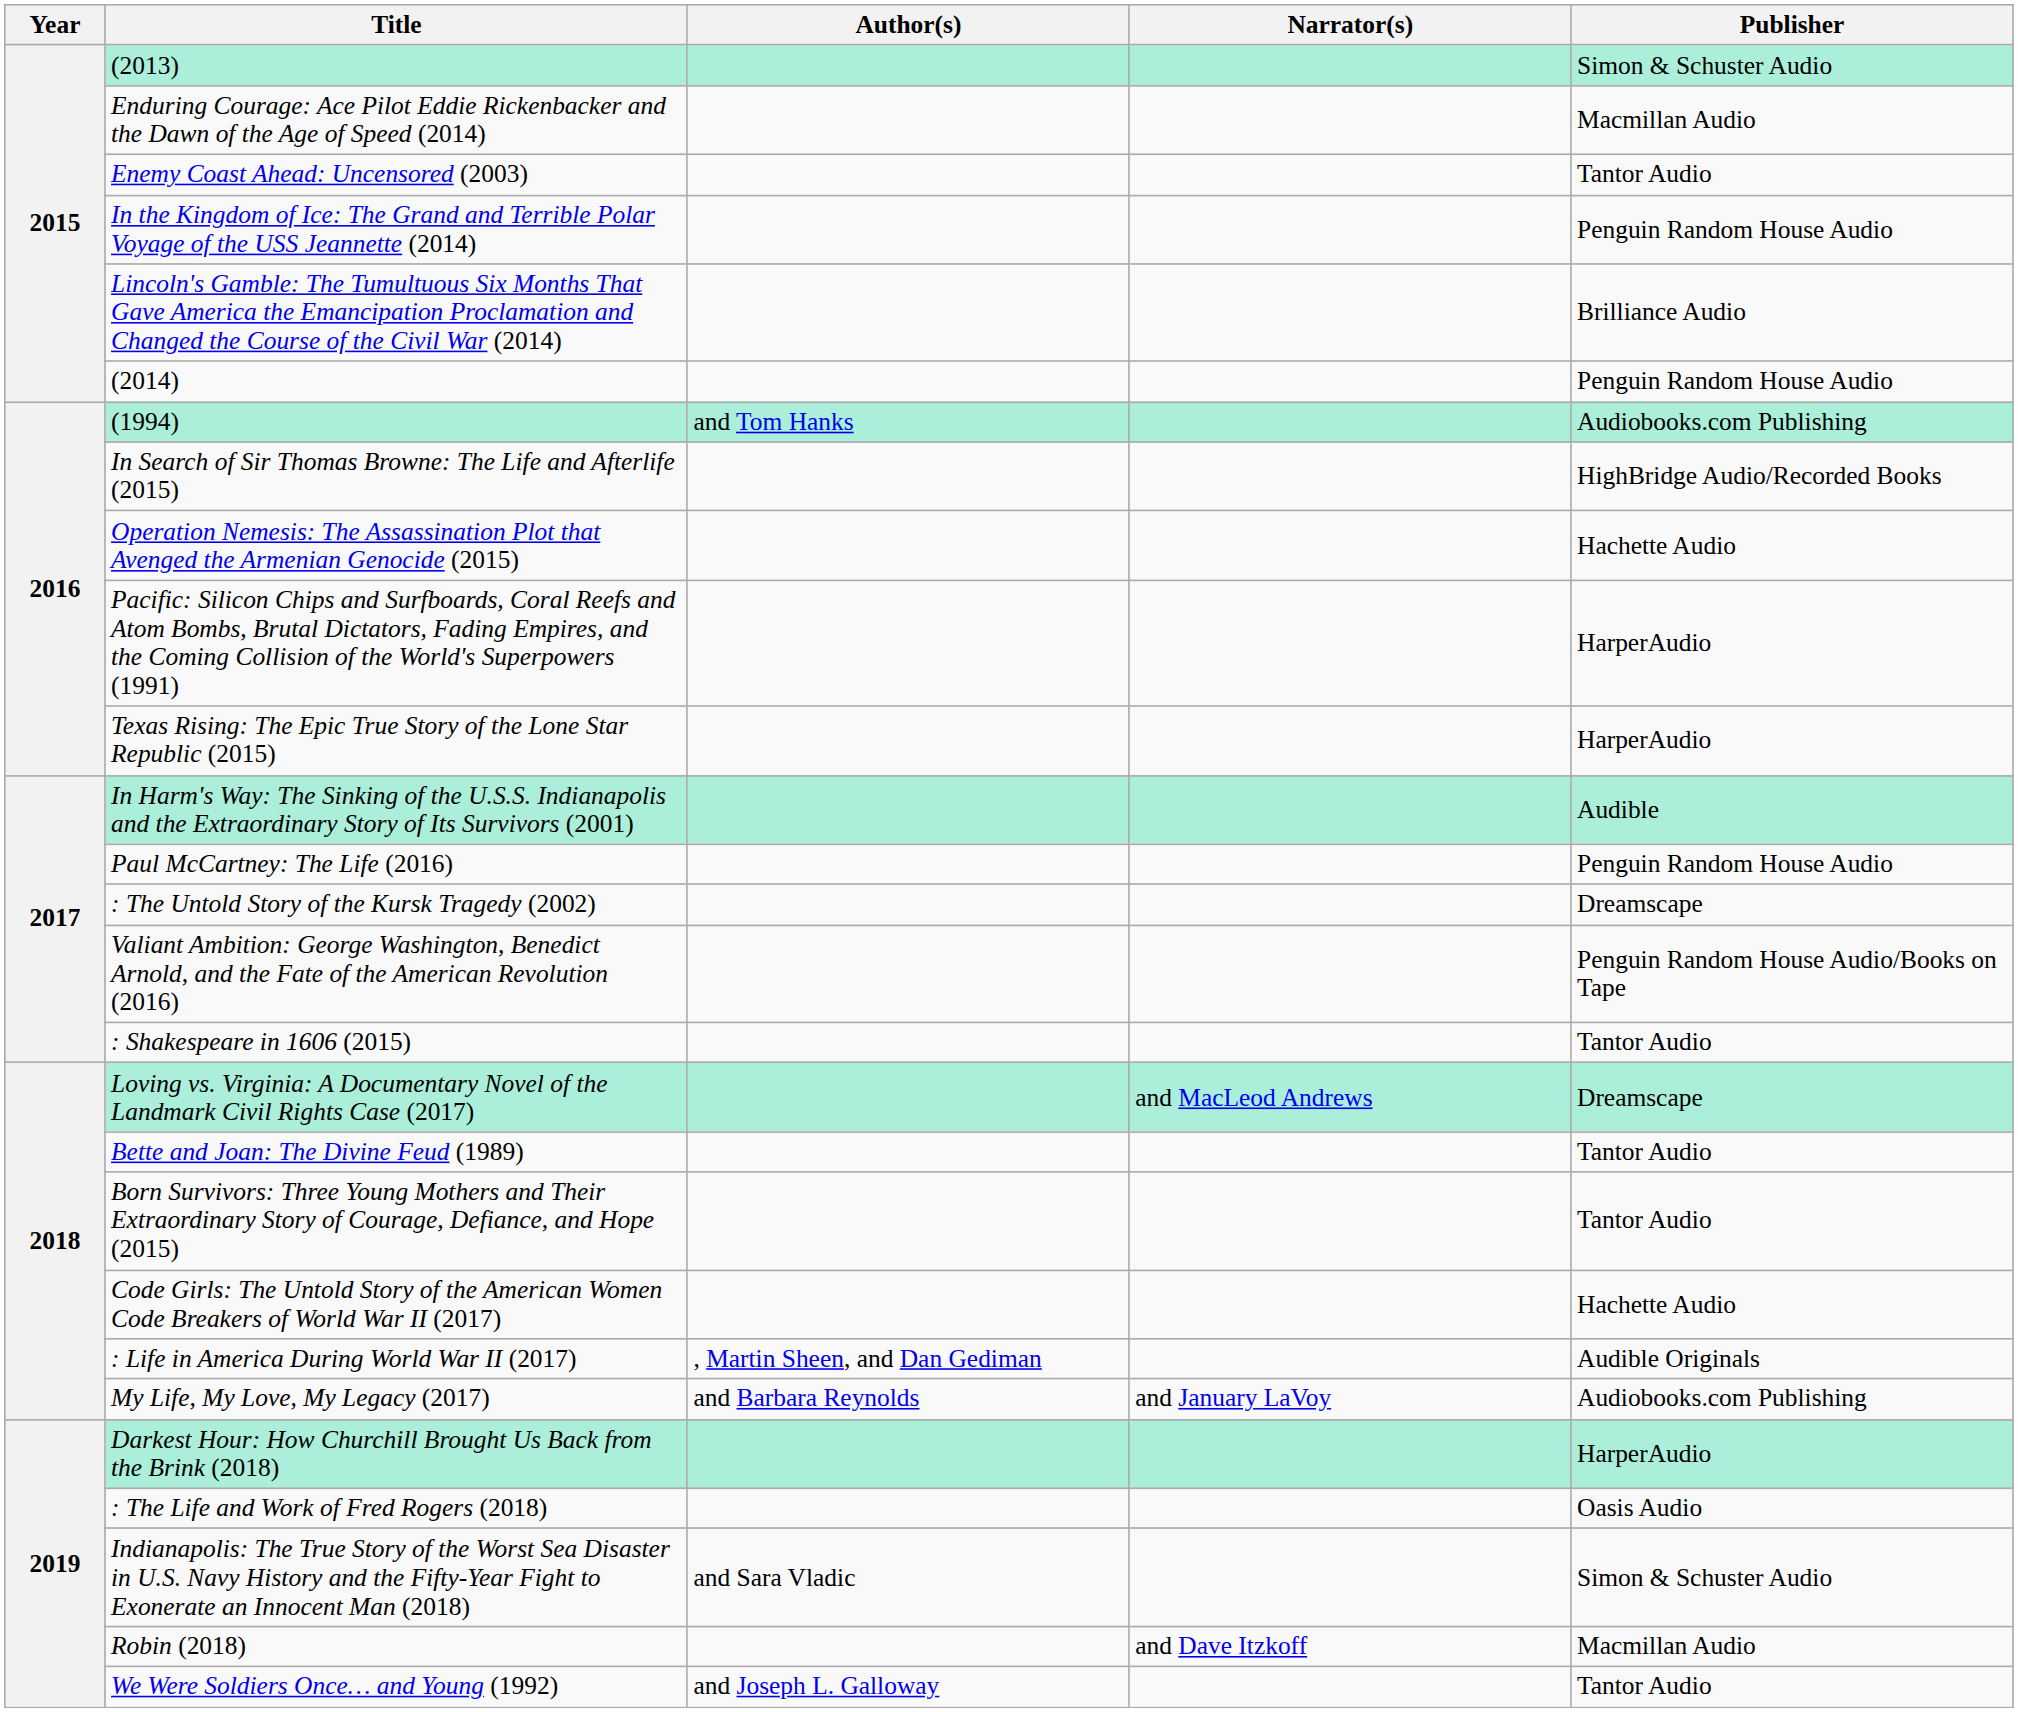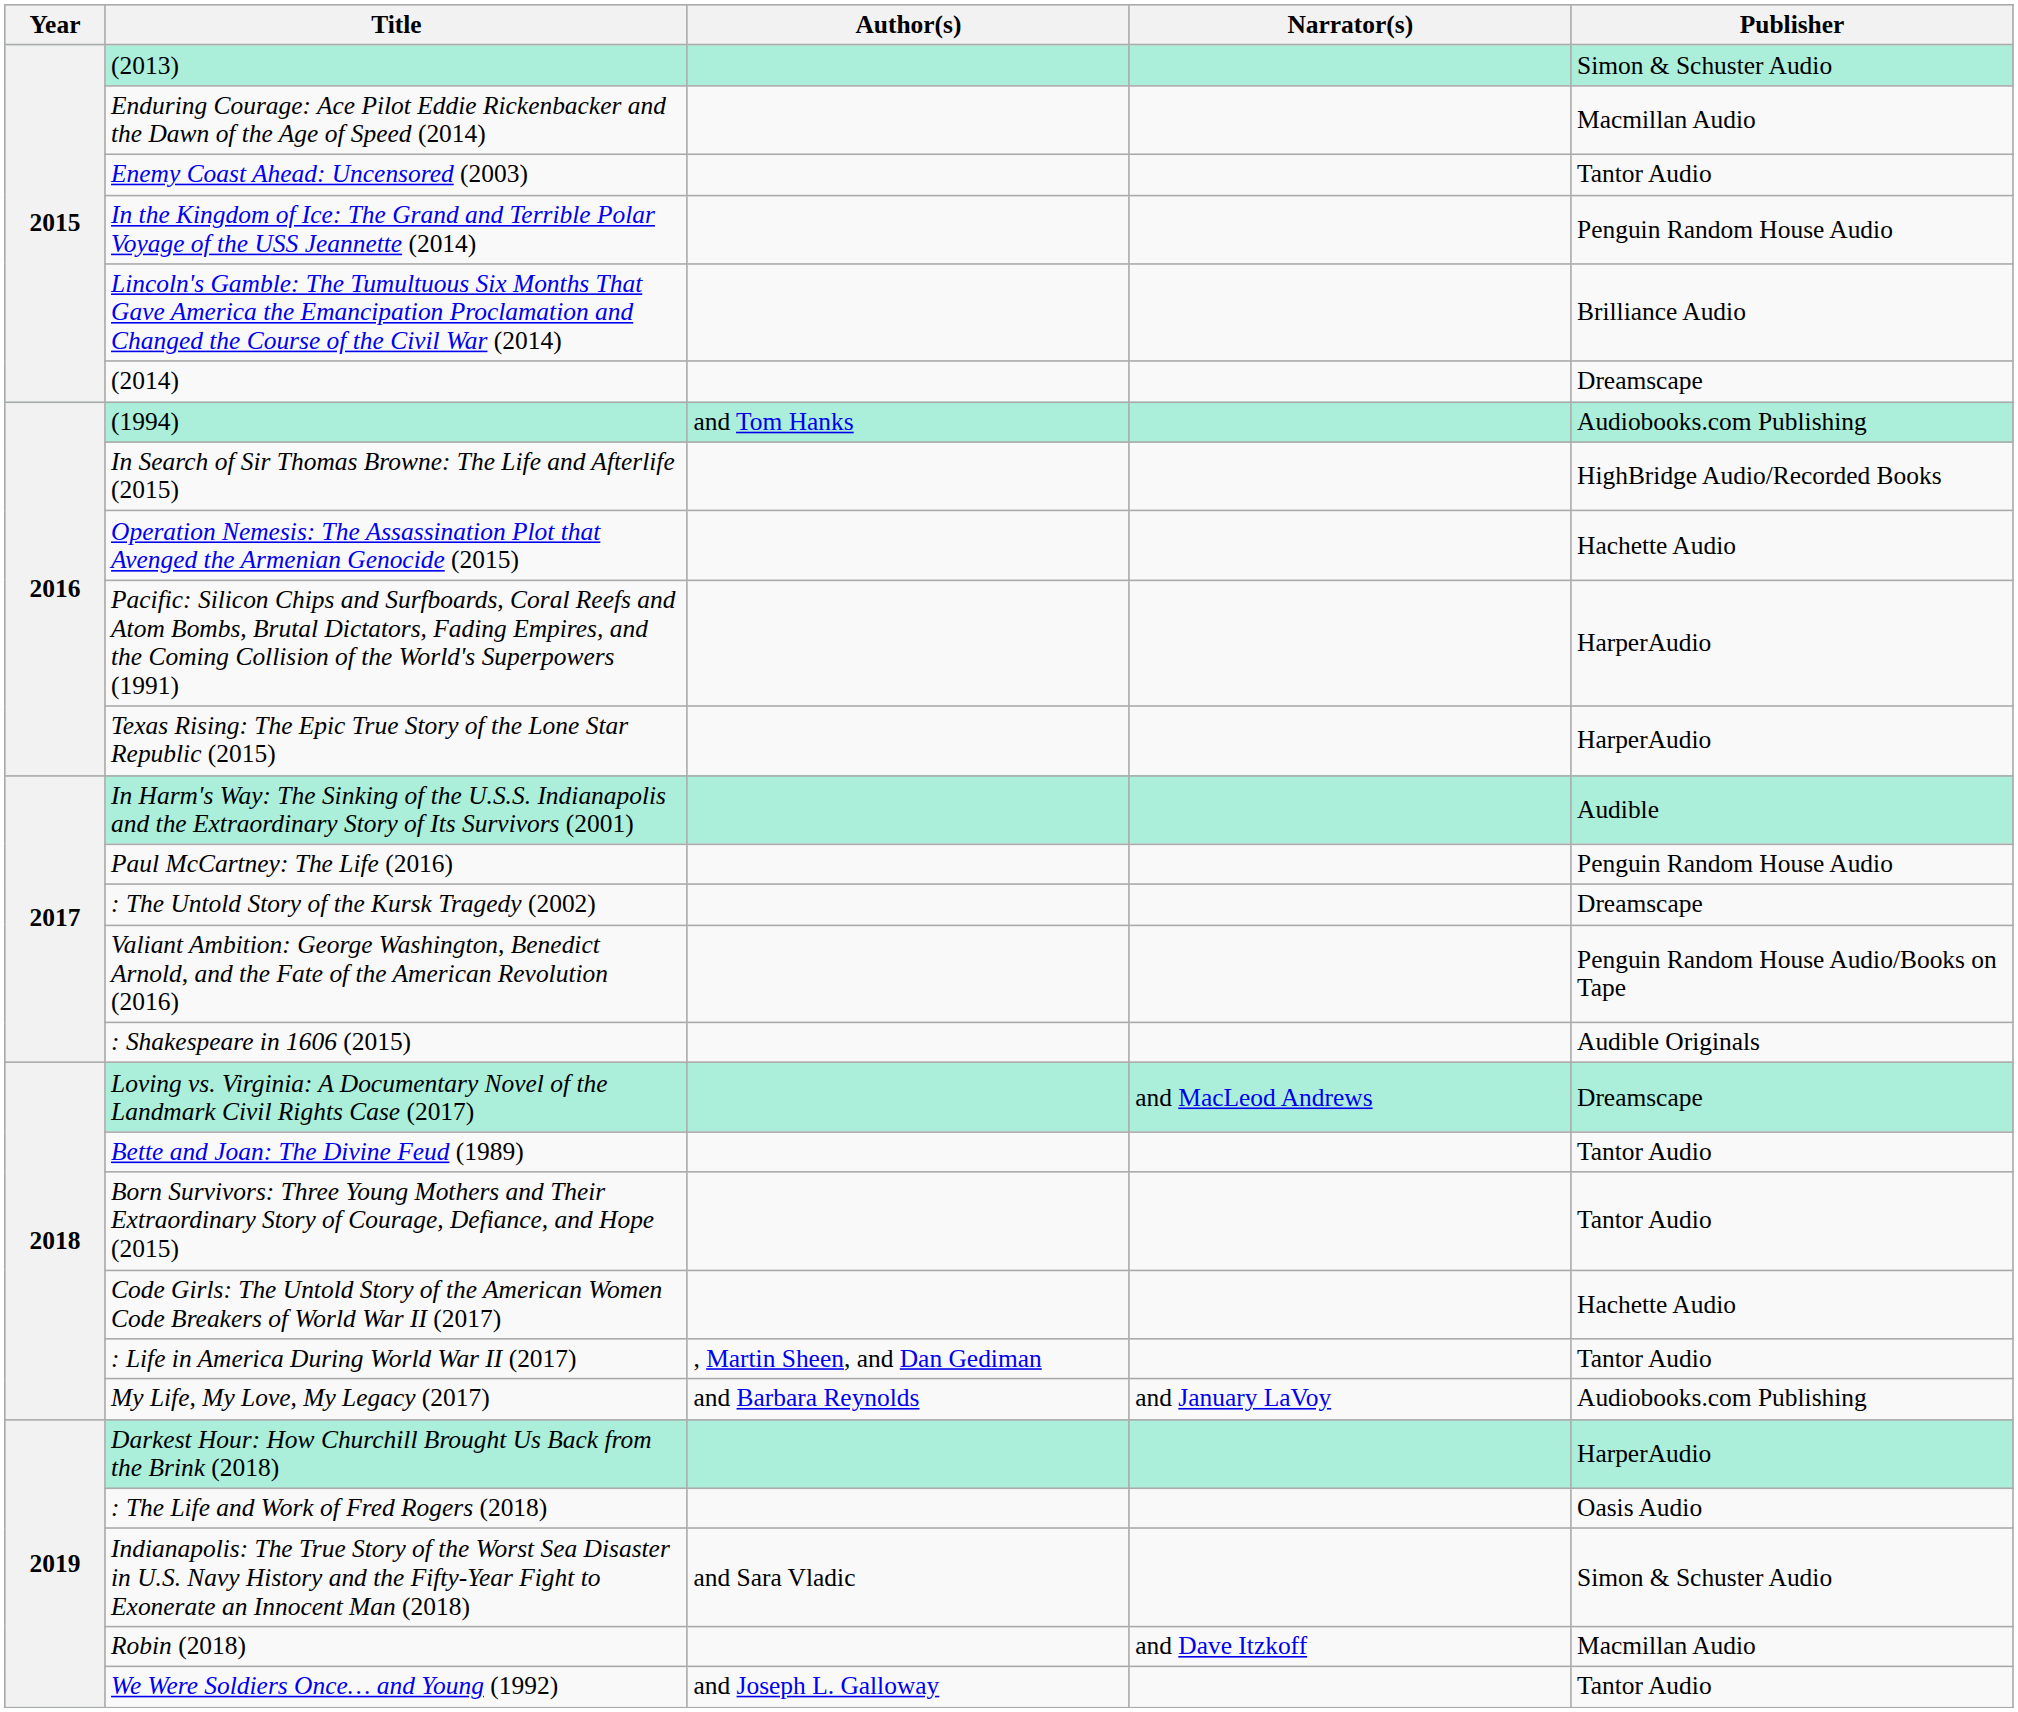(1735, 381) Penguin Random House Audio -> (1640, 381) Dreamscape
(1644, 1042) Tantor Audio -> (1669, 1042) Audible Originals
(1669, 1358) Audible Originals -> (1644, 1358) Tantor Audio
